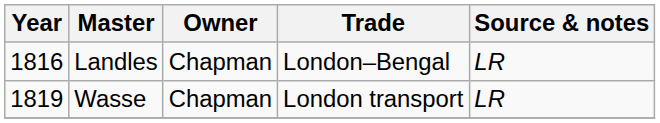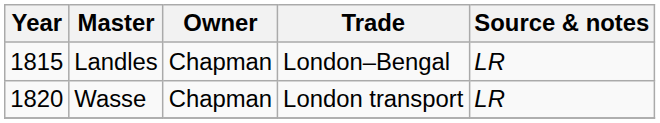(37, 61) 1816 -> (37, 61) 1815
(37, 99) 1819 -> (37, 99) 1820
